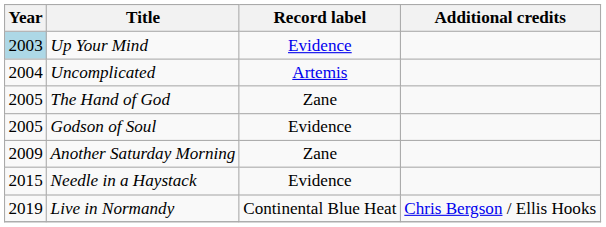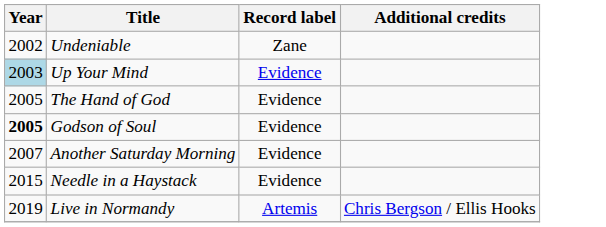+ row: (91, 45)
- row: (103, 72)
(320, 99) Zane -> (290, 99) Evidence
(26, 126) normal -> (26, 126) bold
(26, 153) 2009 -> (26, 153) 2007
(320, 153) Zane -> (290, 153) Evidence
(320, 208) Continental Blue Heat -> (290, 208) Artemis
